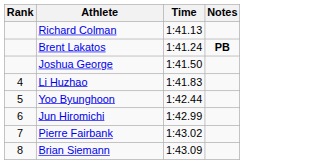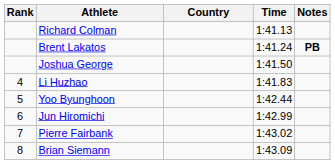+ column: (208, 13)
